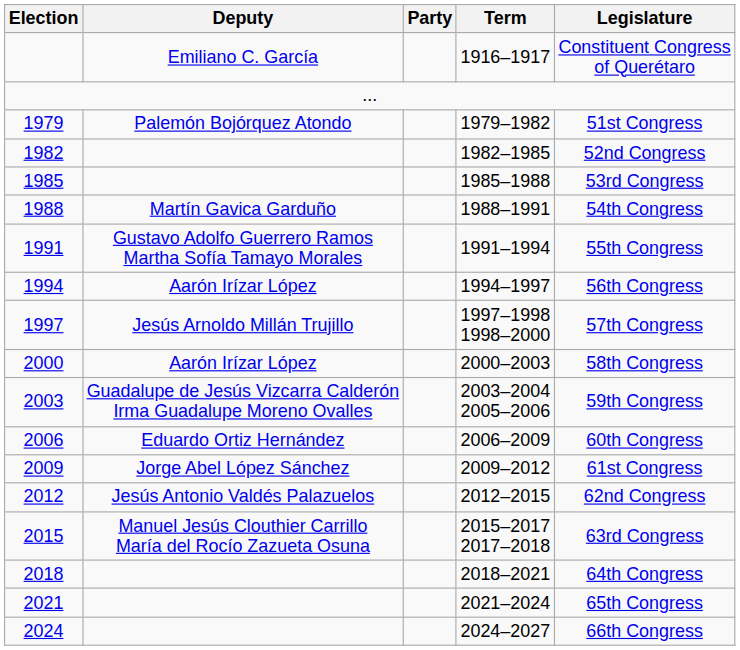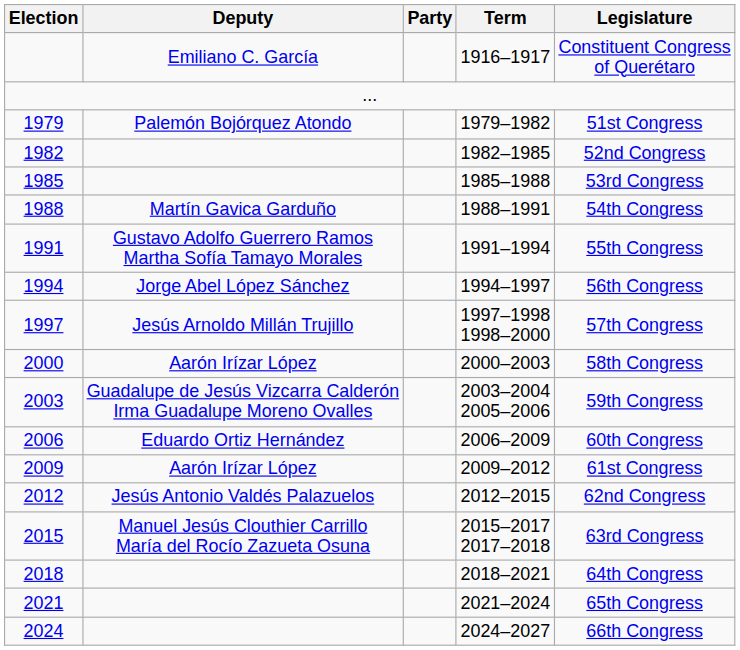(243, 286) Aarón Irízar López -> (243, 286) Jorge Abel López Sánchez
(243, 468) Jorge Abel López Sánchez -> (243, 468) Aarón Irízar López
